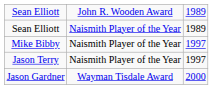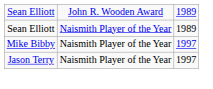- row: (36, 76)
